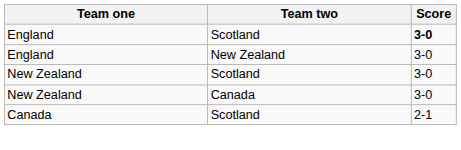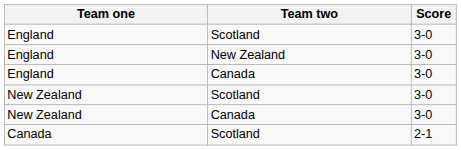(423, 34) bold -> (423, 34) normal
+ row: (31, 74)
